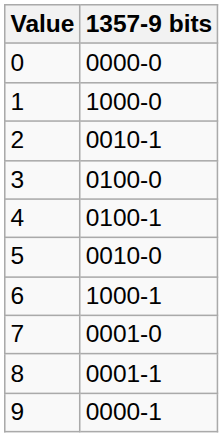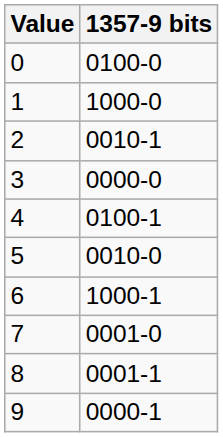(124, 62) 0000-0 -> (124, 62) 0100-0
(124, 179) 0100-0 -> (124, 179) 0000-0
